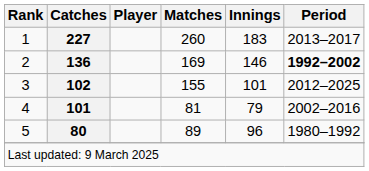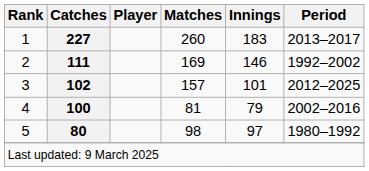(78, 62) 136 -> (78, 62) 111
(324, 62) bold -> (324, 62) normal
(193, 85) 155 -> (193, 85) 157
(78, 108) 101 -> (78, 108) 100
(193, 131) 89 -> (193, 131) 98
(255, 131) 96 -> (255, 131) 97
